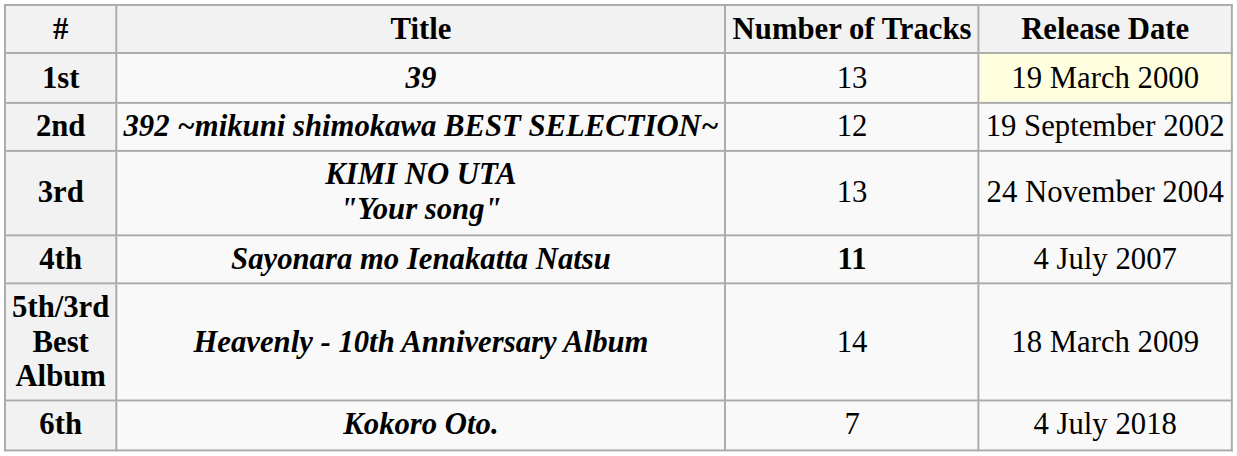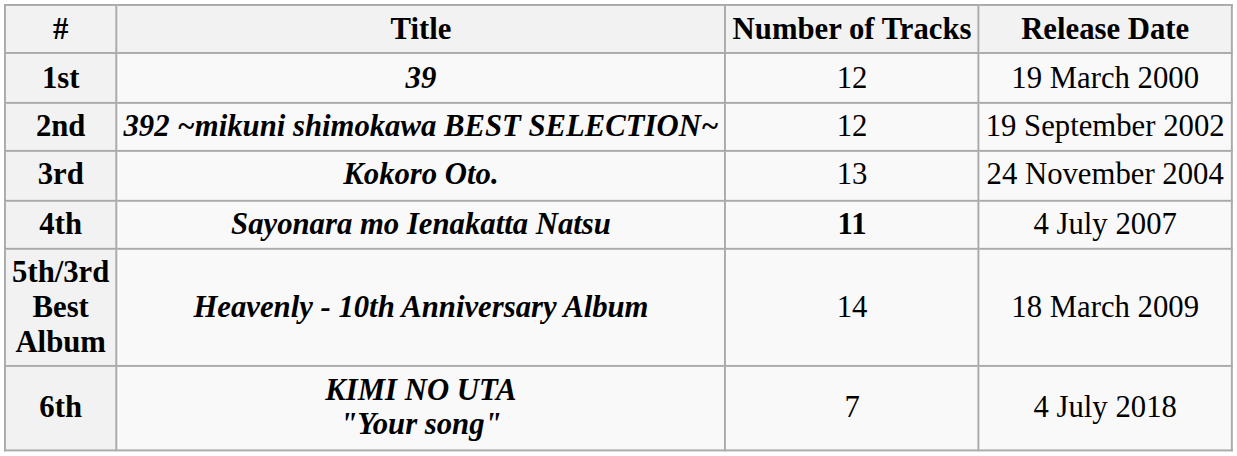(852, 77) 13 -> (852, 77) 12
(1105, 77) lightyellow background -> (1105, 77) no background
(421, 192) KIMI NO UTA "Your song" -> (421, 175) Kokoro Oto.
(421, 424) Kokoro Oto. -> (421, 407) KIMI NO UTA "Your song"
